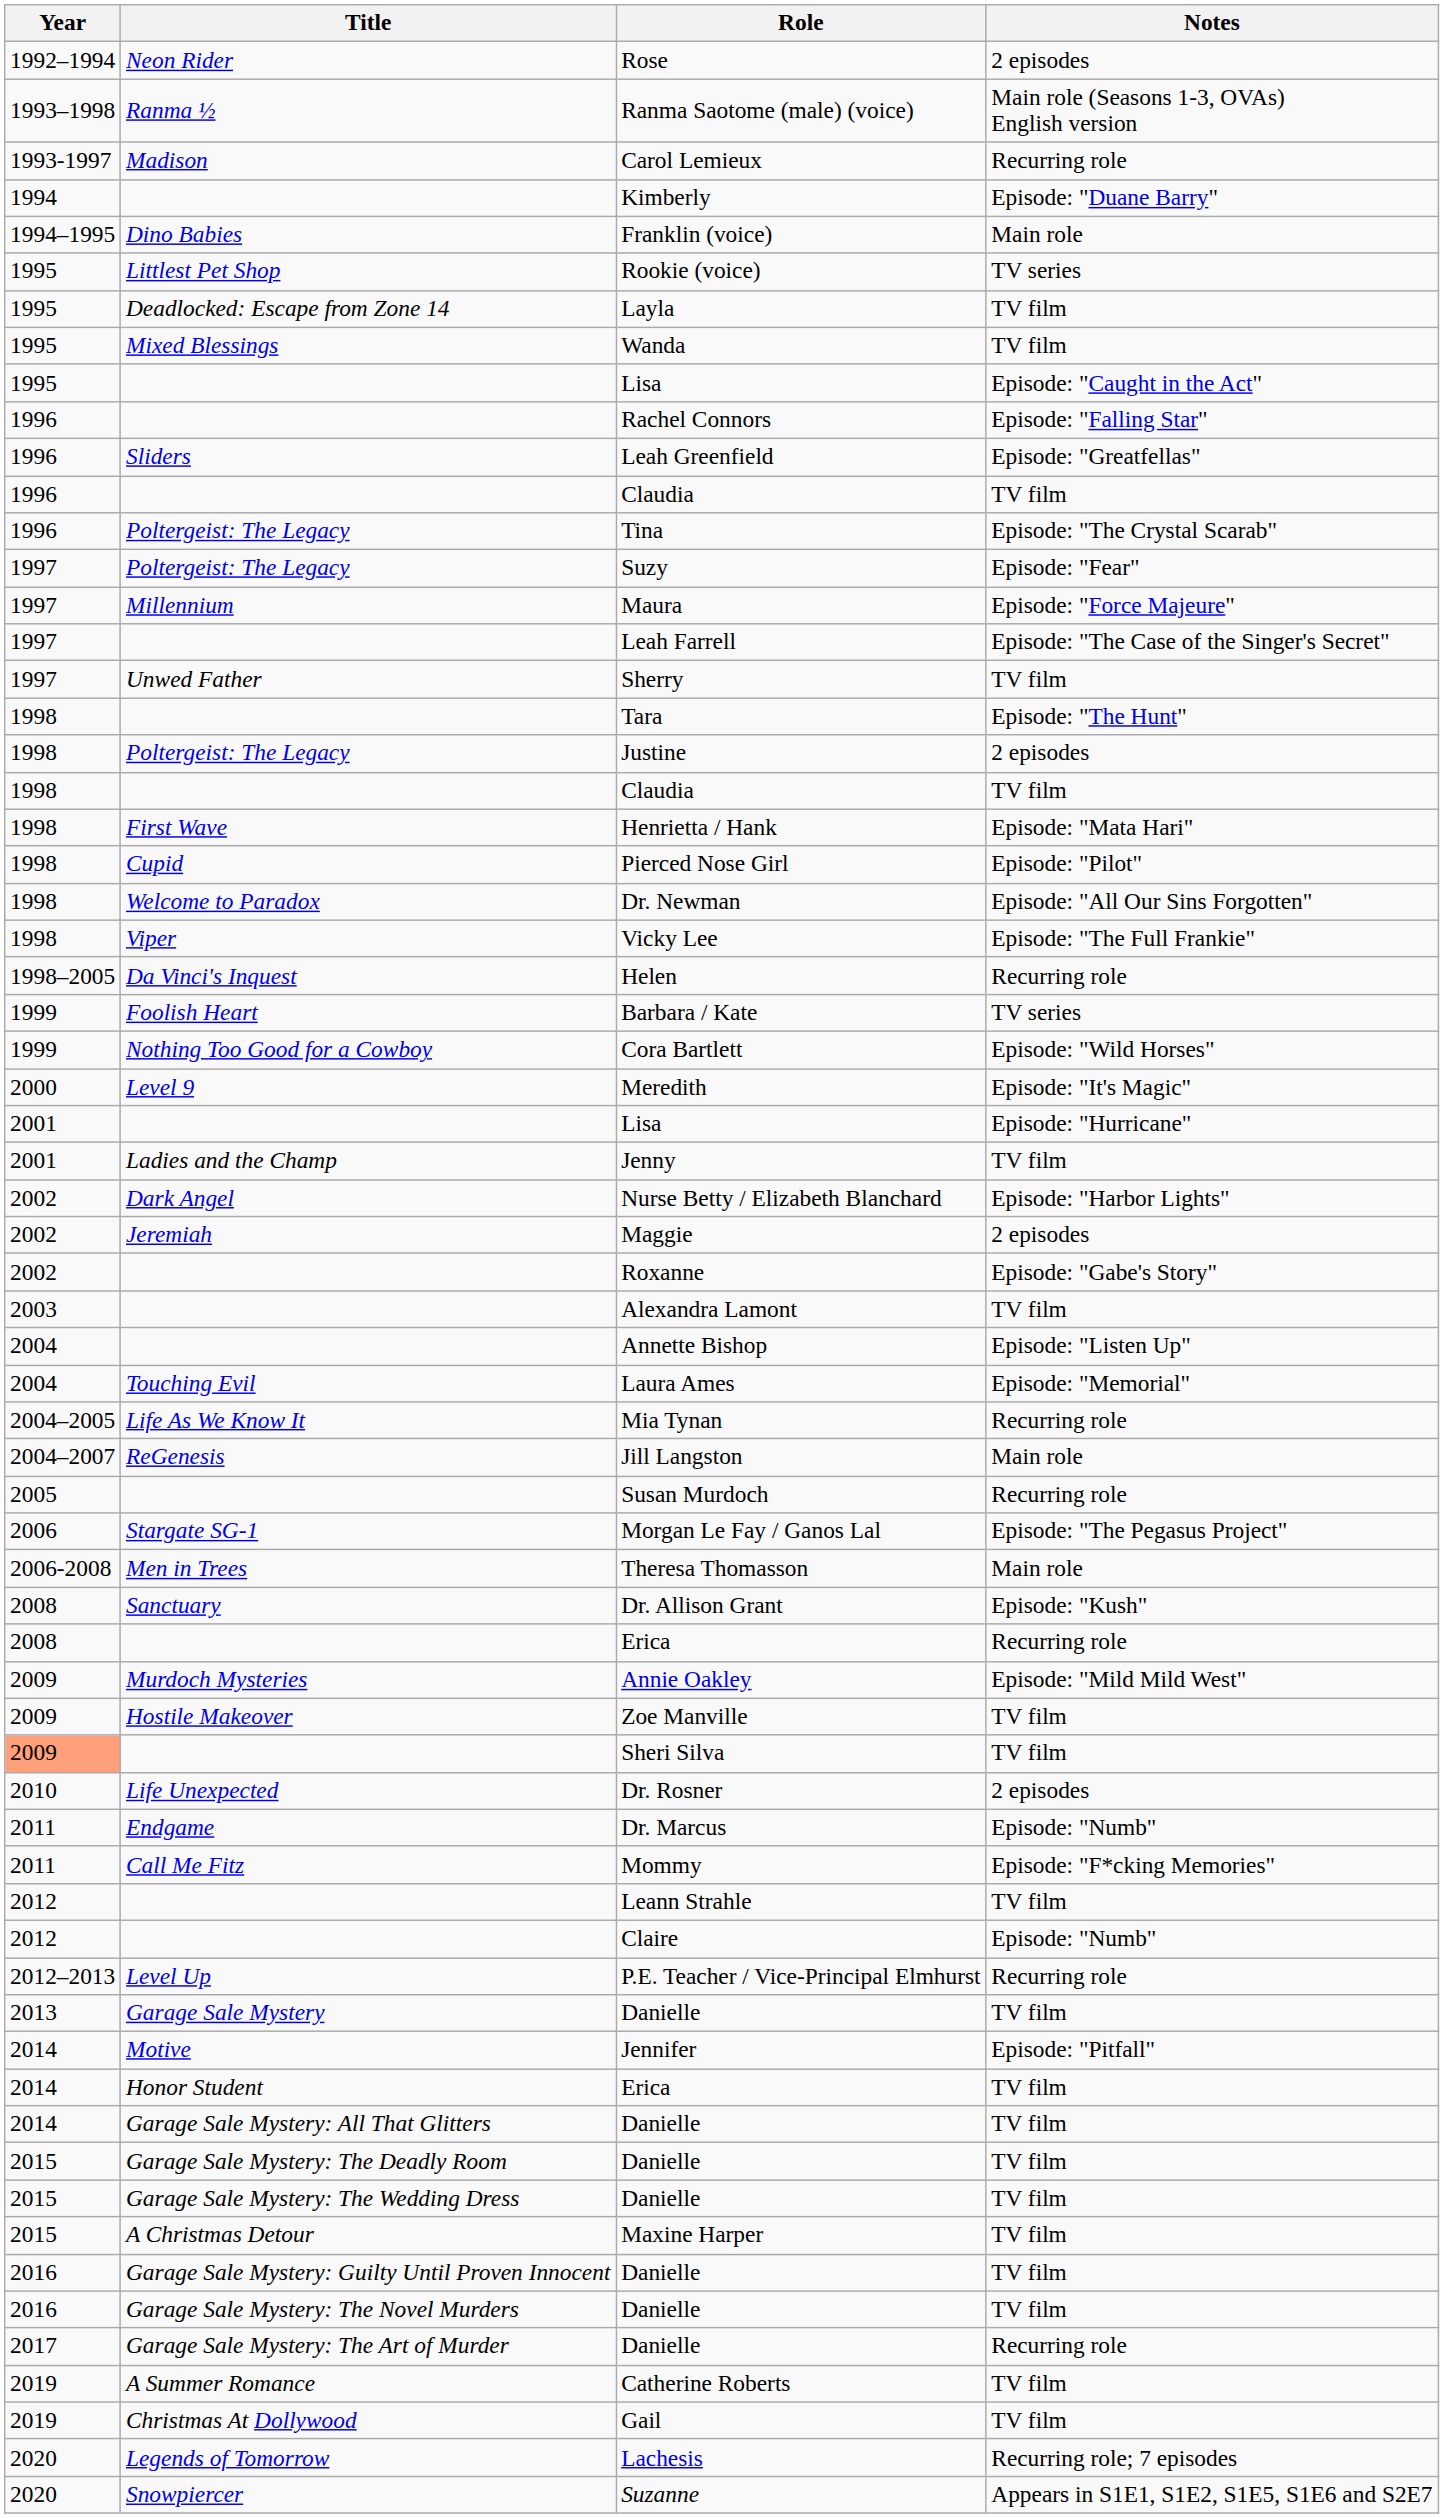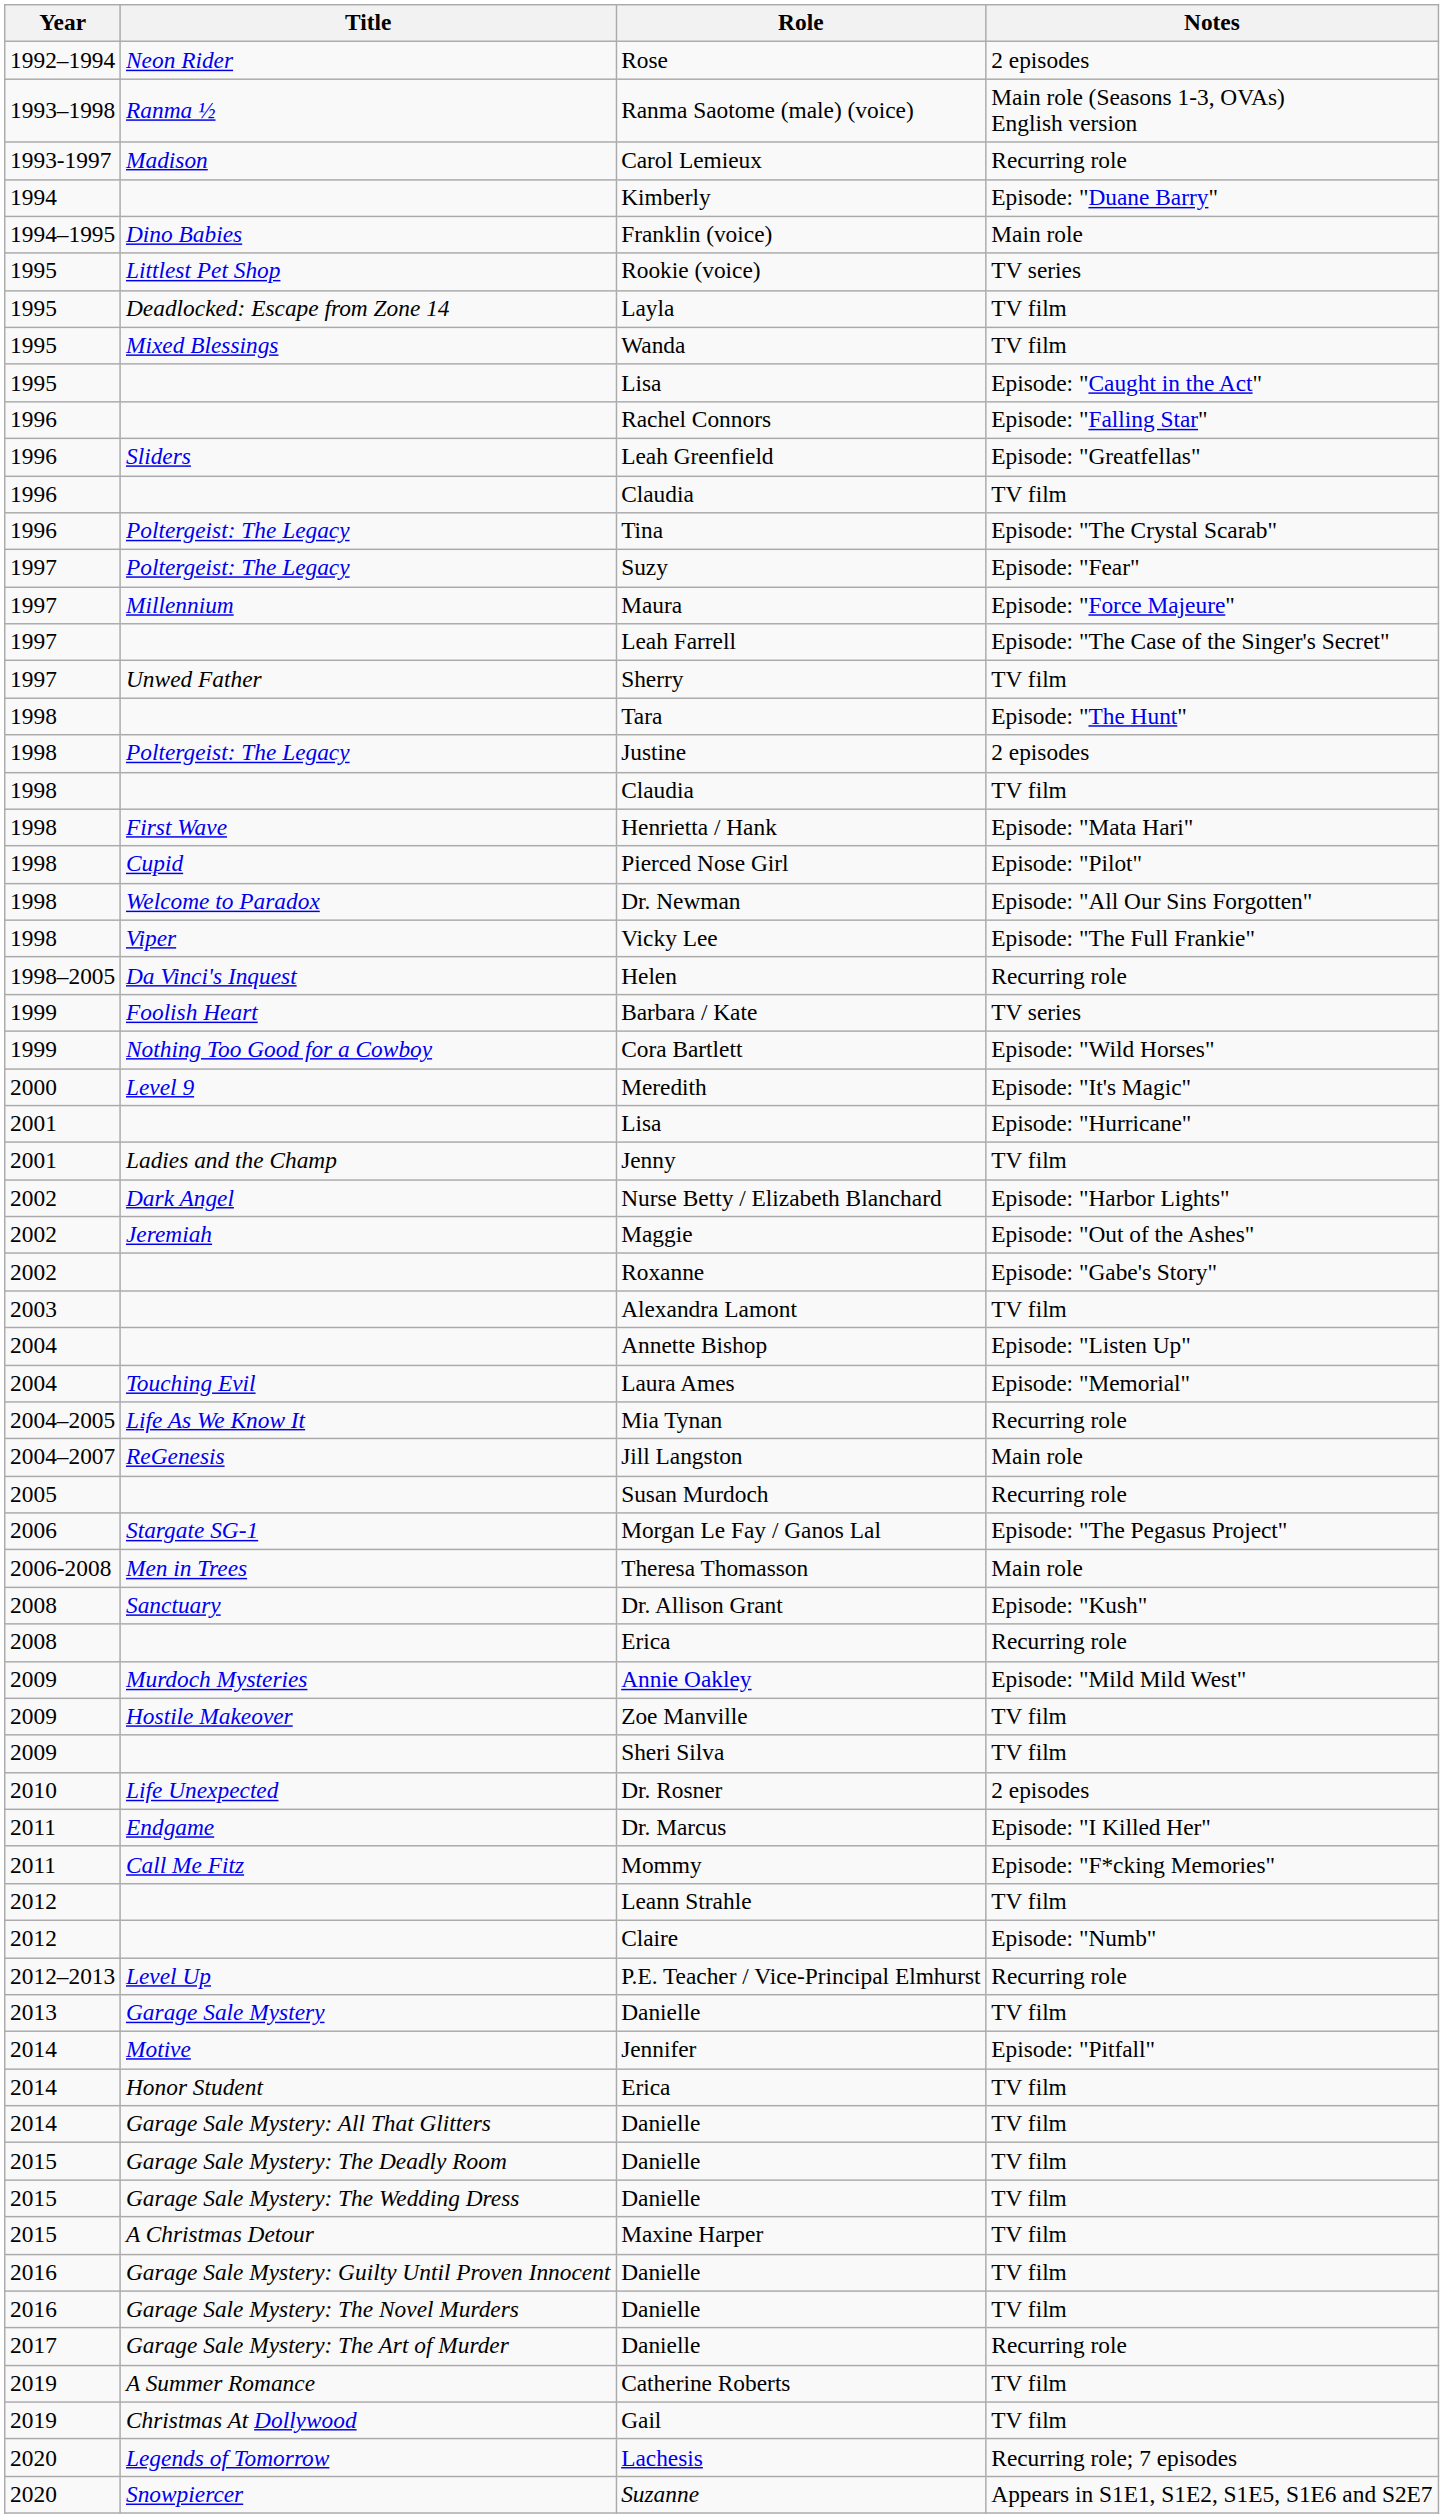(1040, 1234) 2 episodes -> (1123, 1234) Episode: "Out of the Ashes"
(33, 1753) lightsalmon background -> (33, 1753) no background
(1074, 1827) Episode: "Numb" -> (1101, 1827) Episode: "I Killed Her"
